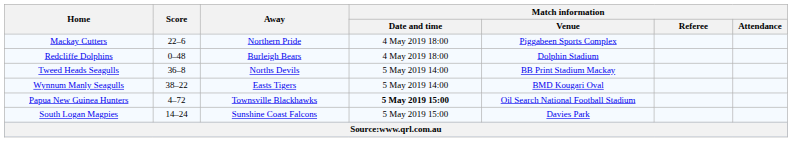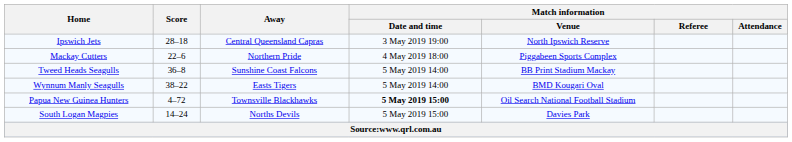+ row: (79, 41)
- row: (79, 56)
(274, 71) Norths Devils -> (274, 71) Sunshine Coast Falcons
(274, 115) Sunshine Coast Falcons -> (274, 115) Norths Devils
